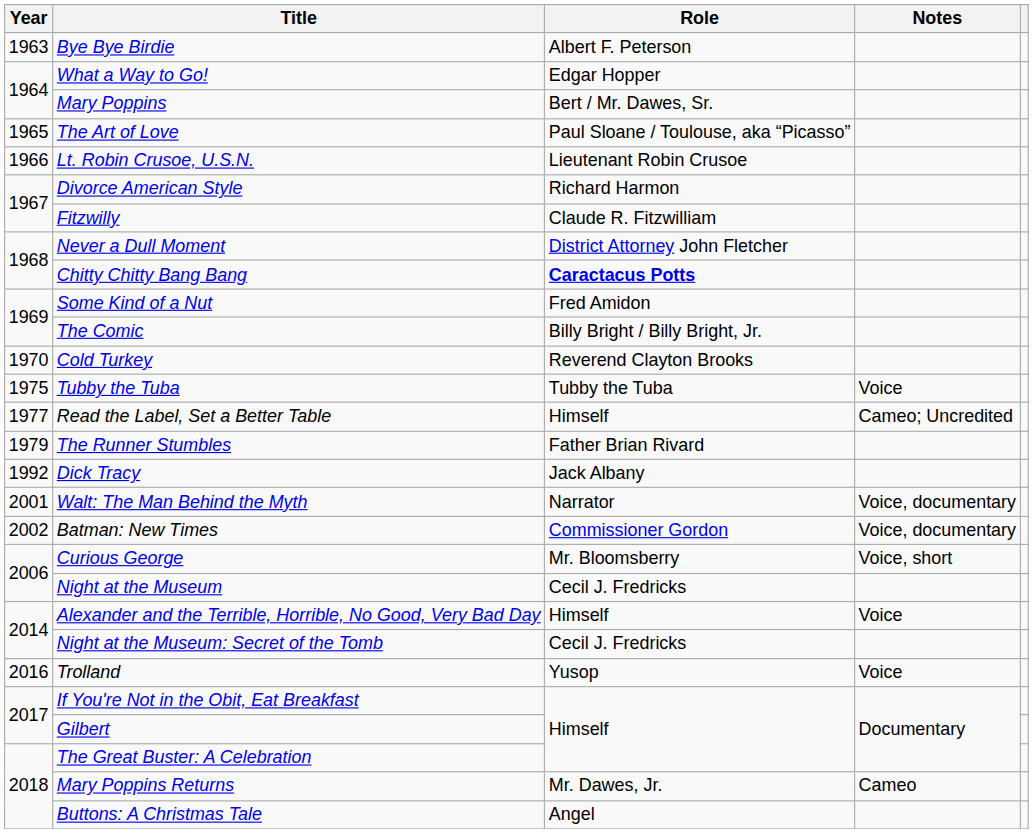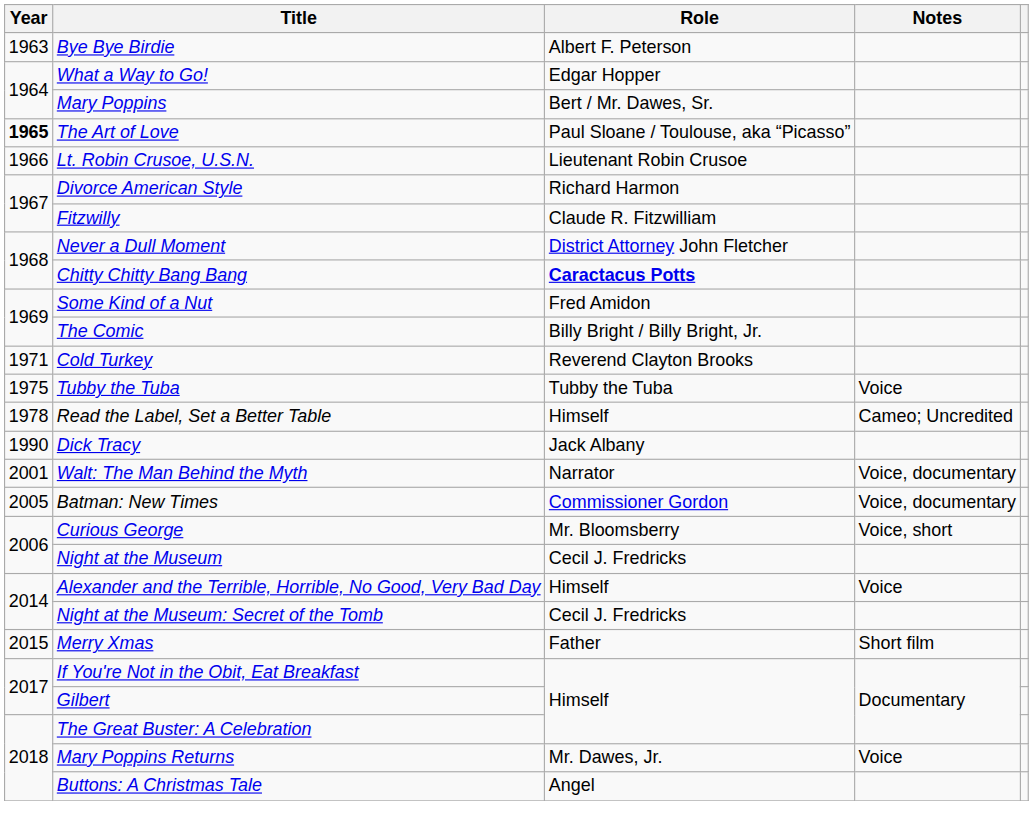(29, 132) normal -> (29, 132) bold
(29, 359) 1970 -> (29, 359) 1971
(29, 416) 1977 -> (29, 416) 1978
- row: (144, 445)
(29, 473) 1992 -> (29, 445) 1990
(29, 530) 2002 -> (29, 501) 2005
+ row: (105, 643)
- row: (89, 672)
(887, 786) Cameo -> (881, 757) Voice
